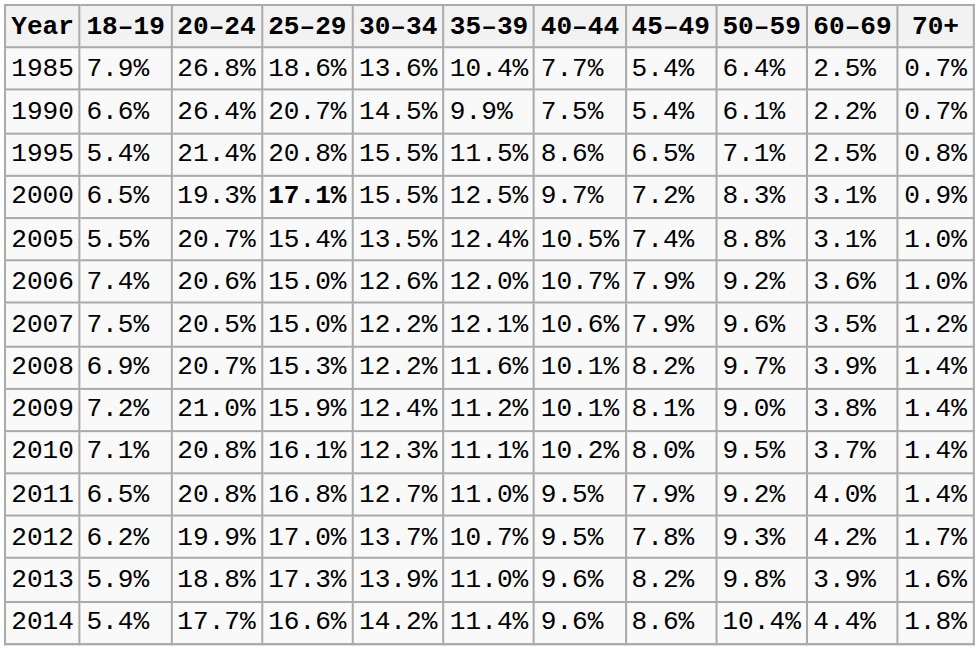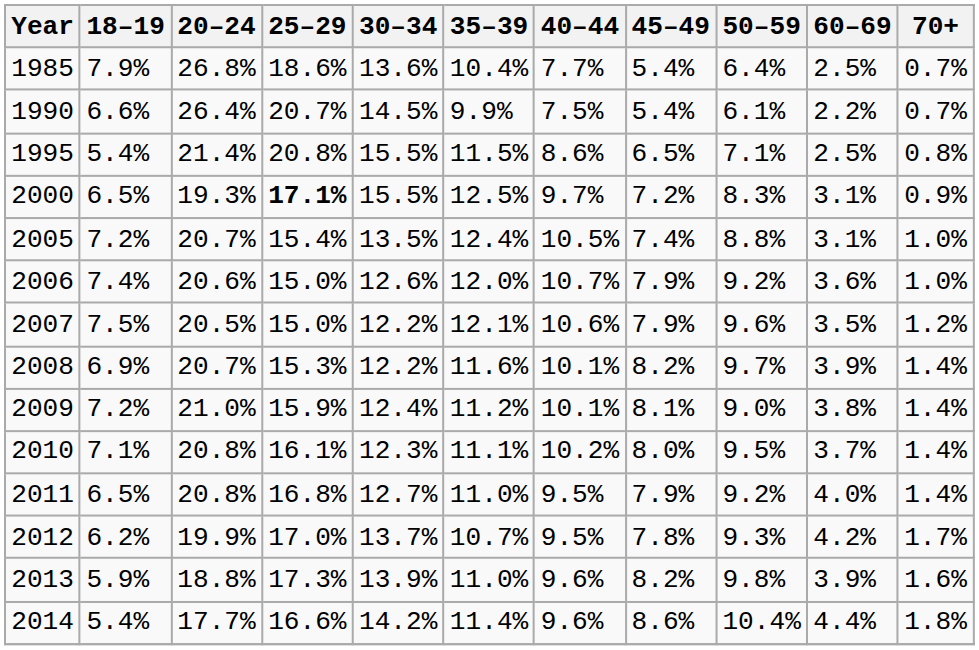(118, 239) 5.5% -> (118, 239) 7.2%
